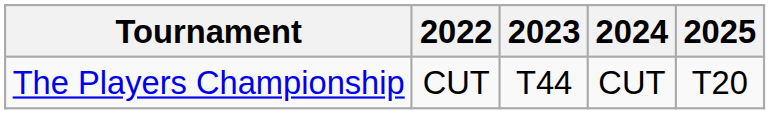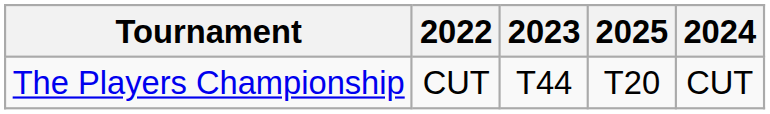columns swapped: (632, 31) <-> (720, 31)
